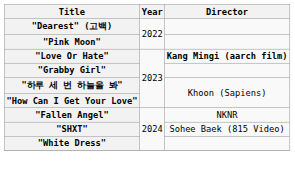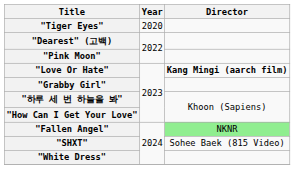+ row: (72, 26)
(227, 115) no background -> (227, 129) lightgreen background
